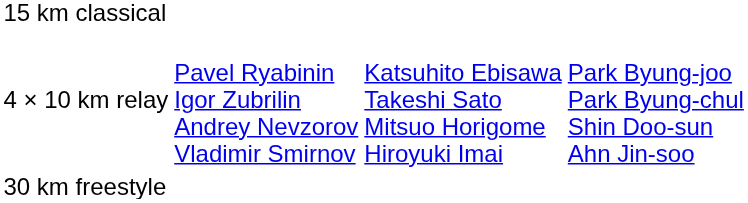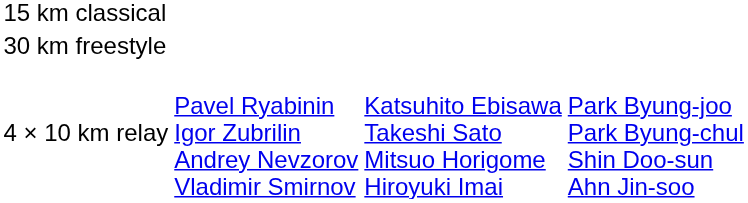rows swapped: (85, 186) <-> (86, 99)
